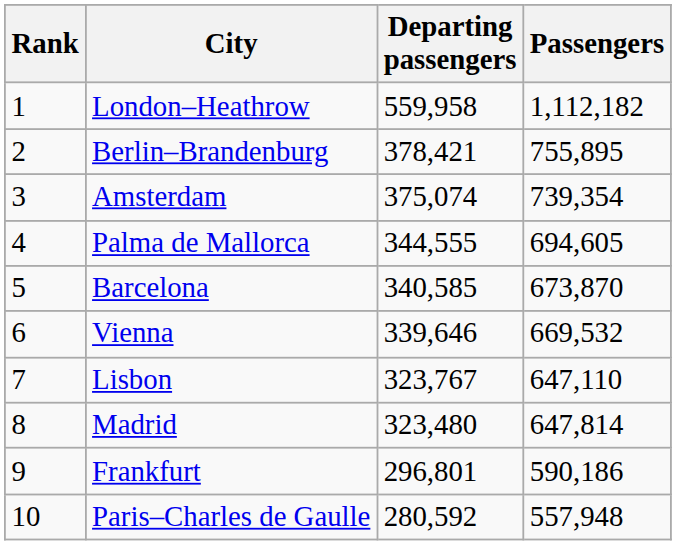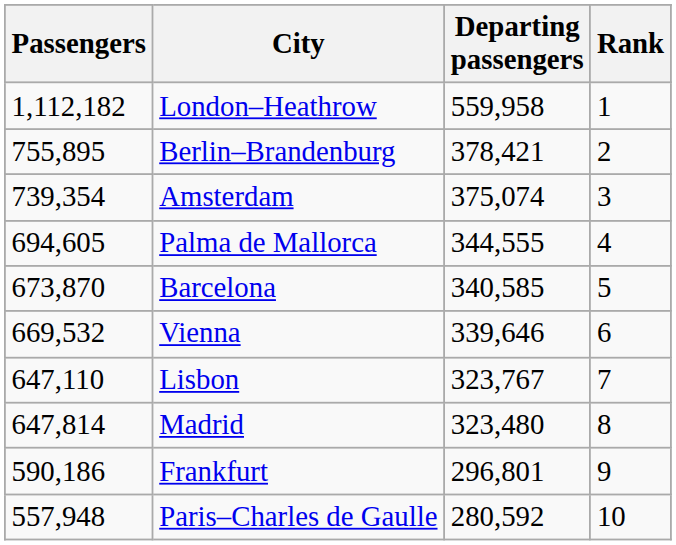columns swapped: (45, 43) <-> (597, 43)
